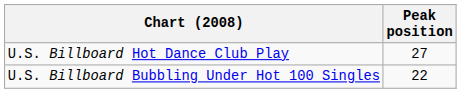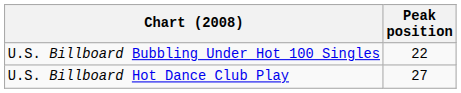rows swapped: (194, 77) <-> (148, 54)
